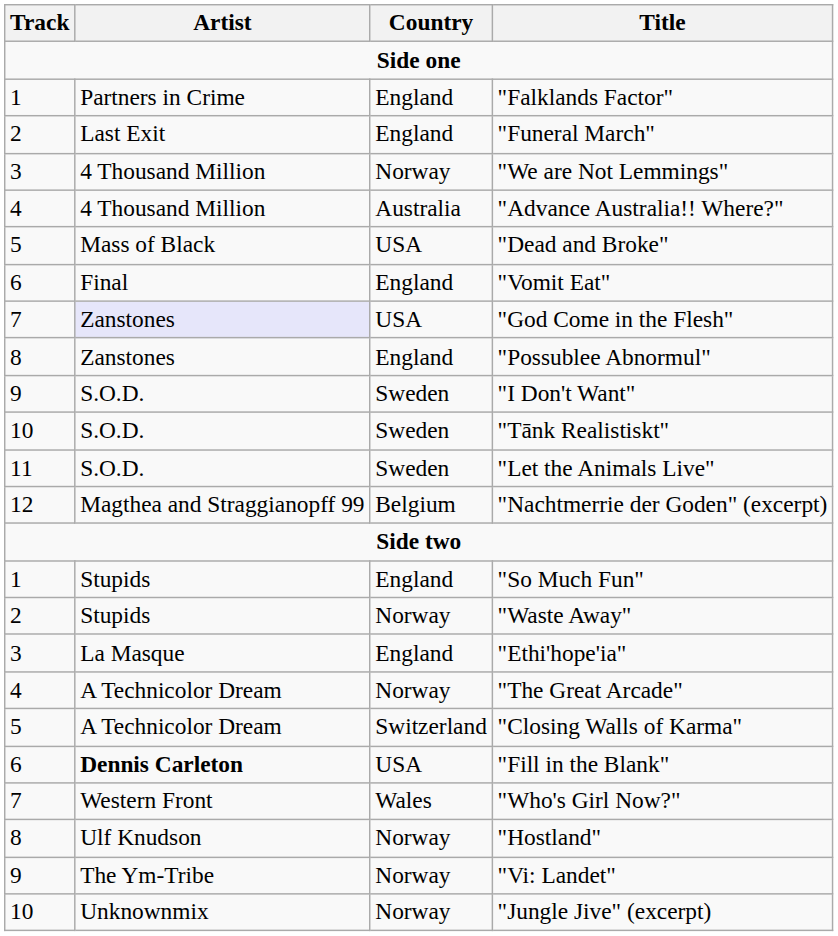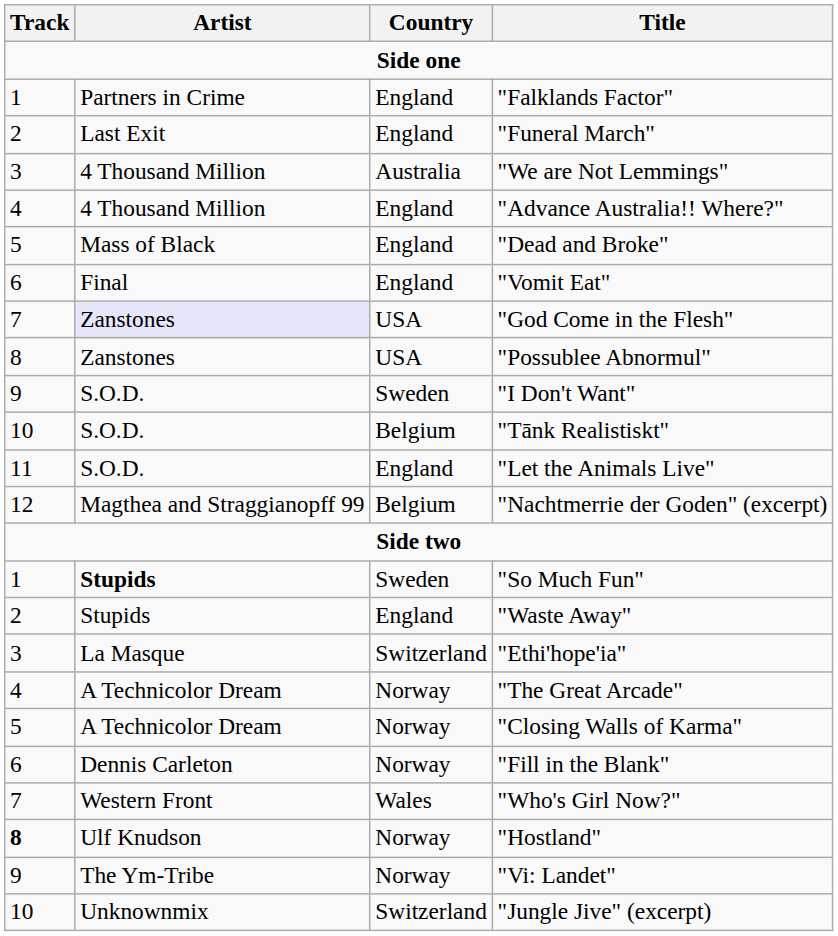(413, 171) Norway -> (418, 171) Australia
(418, 208) Australia -> (414, 208) England
(399, 245) USA -> (414, 245) England
(414, 356) England -> (399, 356) USA
(412, 430) Sweden -> (416, 430) Belgium
(412, 467) Sweden -> (414, 467) England
(115, 578) normal -> (118, 578) bold
(414, 578) England -> (412, 578) Sweden
(413, 615) Norway -> (414, 615) England
(414, 652) England -> (431, 652) Switzerland
(431, 726) Switzerland -> (413, 726) Norway
(162, 763) bold -> (156, 763) normal
(399, 763) USA -> (413, 763) Norway
(16, 838) normal -> (16, 838) bold
(413, 912) Norway -> (431, 912) Switzerland
